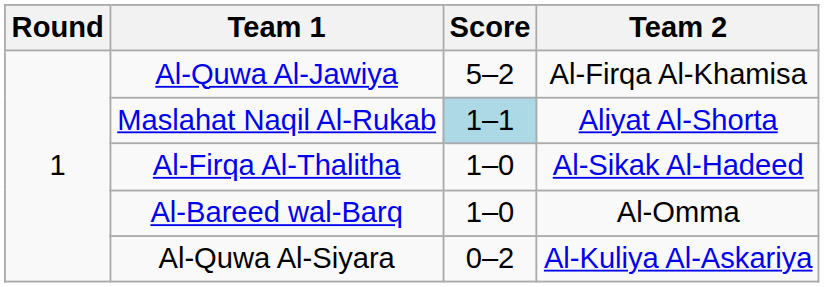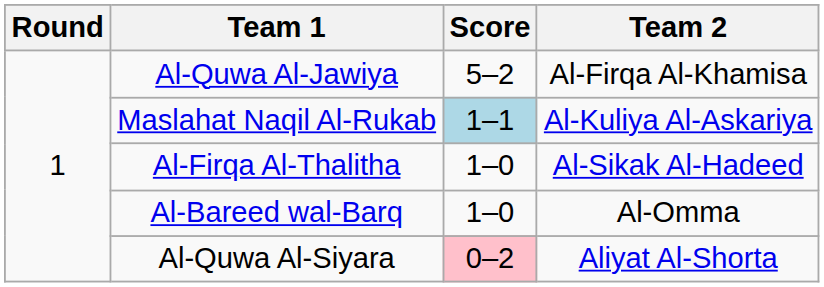(678, 119) Aliyat Al-Shorta -> (678, 119) Al-Kuliya Al-Askariya
(490, 258) no background -> (490, 258) pink background
(678, 258) Al-Kuliya Al-Askariya -> (678, 258) Aliyat Al-Shorta
